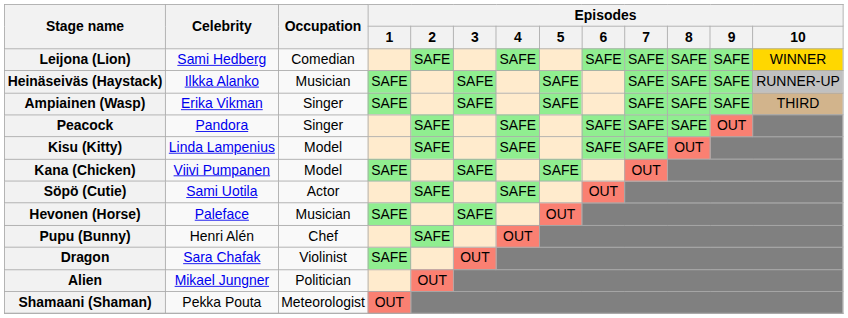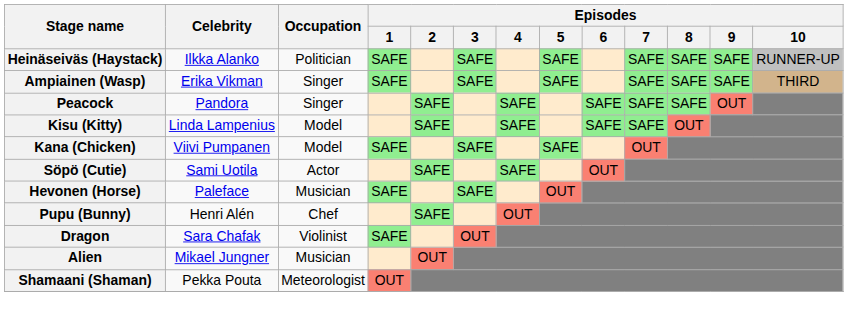- row: (85, 59)
(323, 81) Musician -> (323, 59) Politician
(323, 280) Politician -> (323, 258) Musician
